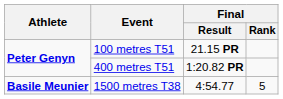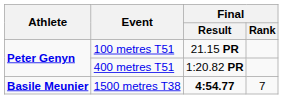(215, 86) normal -> (215, 86) bold
(262, 86) 5 -> (262, 86) 7
